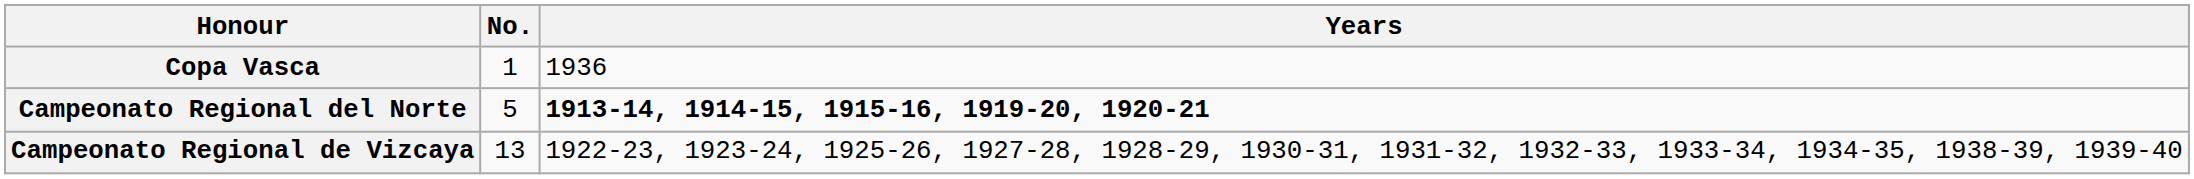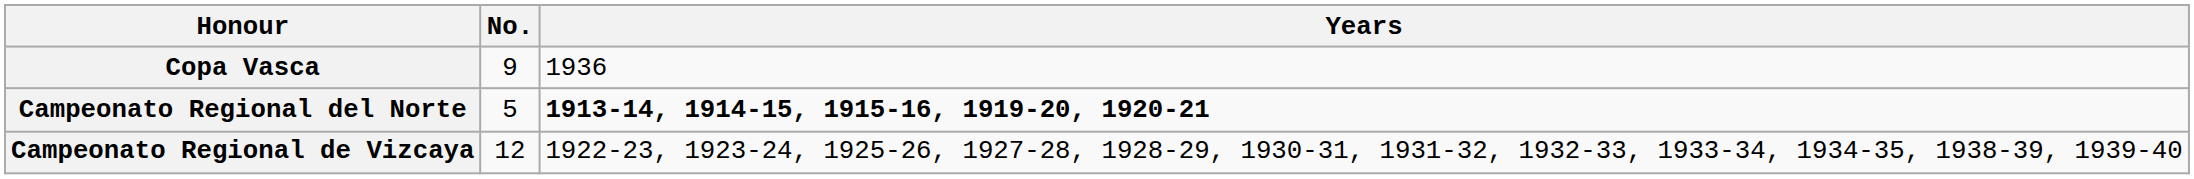(510, 68) 1 -> (510, 68) 9
(510, 152) 13 -> (510, 152) 12
